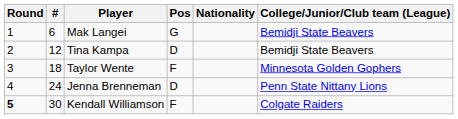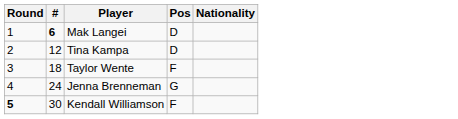- column: (355, 13)
(52, 31) normal -> (52, 31) bold
(174, 31) G -> (174, 31) D
(174, 86) D -> (174, 86) G
